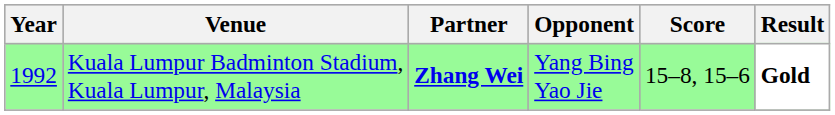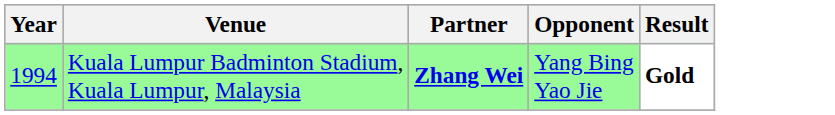- column: (697, 24)
(34, 76) 1992 -> (34, 76) 1994
